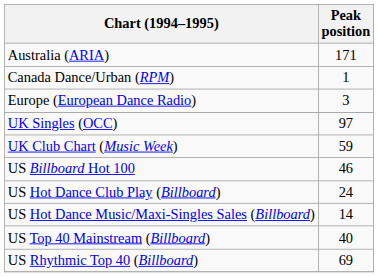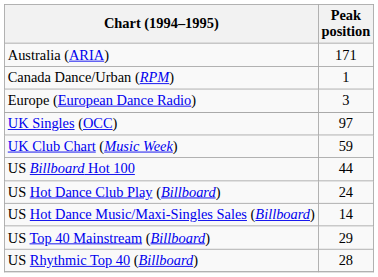(346, 169) 46 -> (346, 169) 44
(346, 237) 40 -> (346, 237) 29
(346, 260) 69 -> (346, 260) 28
